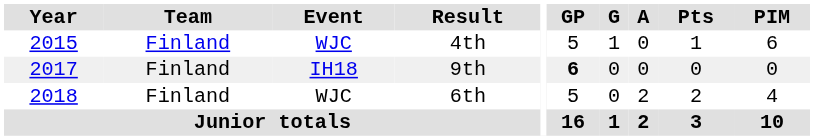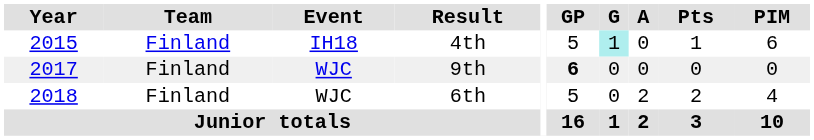(334, 44) WJC -> (334, 44) IH18
(614, 44) no background -> (614, 44) paleturquoise background
(334, 70) IH18 -> (334, 70) WJC
